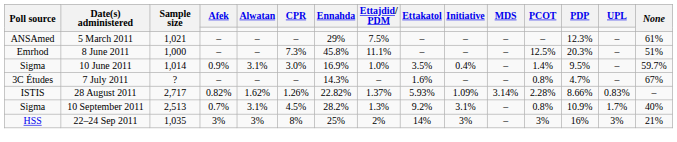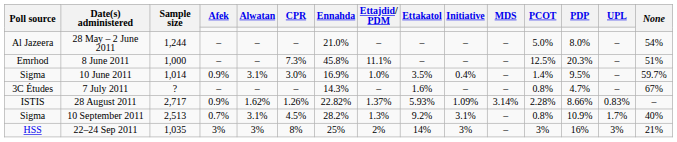- row: (105, 38)
+ row: (105, 43)
(219, 93) 0.82% -> (219, 102) 0.9%
